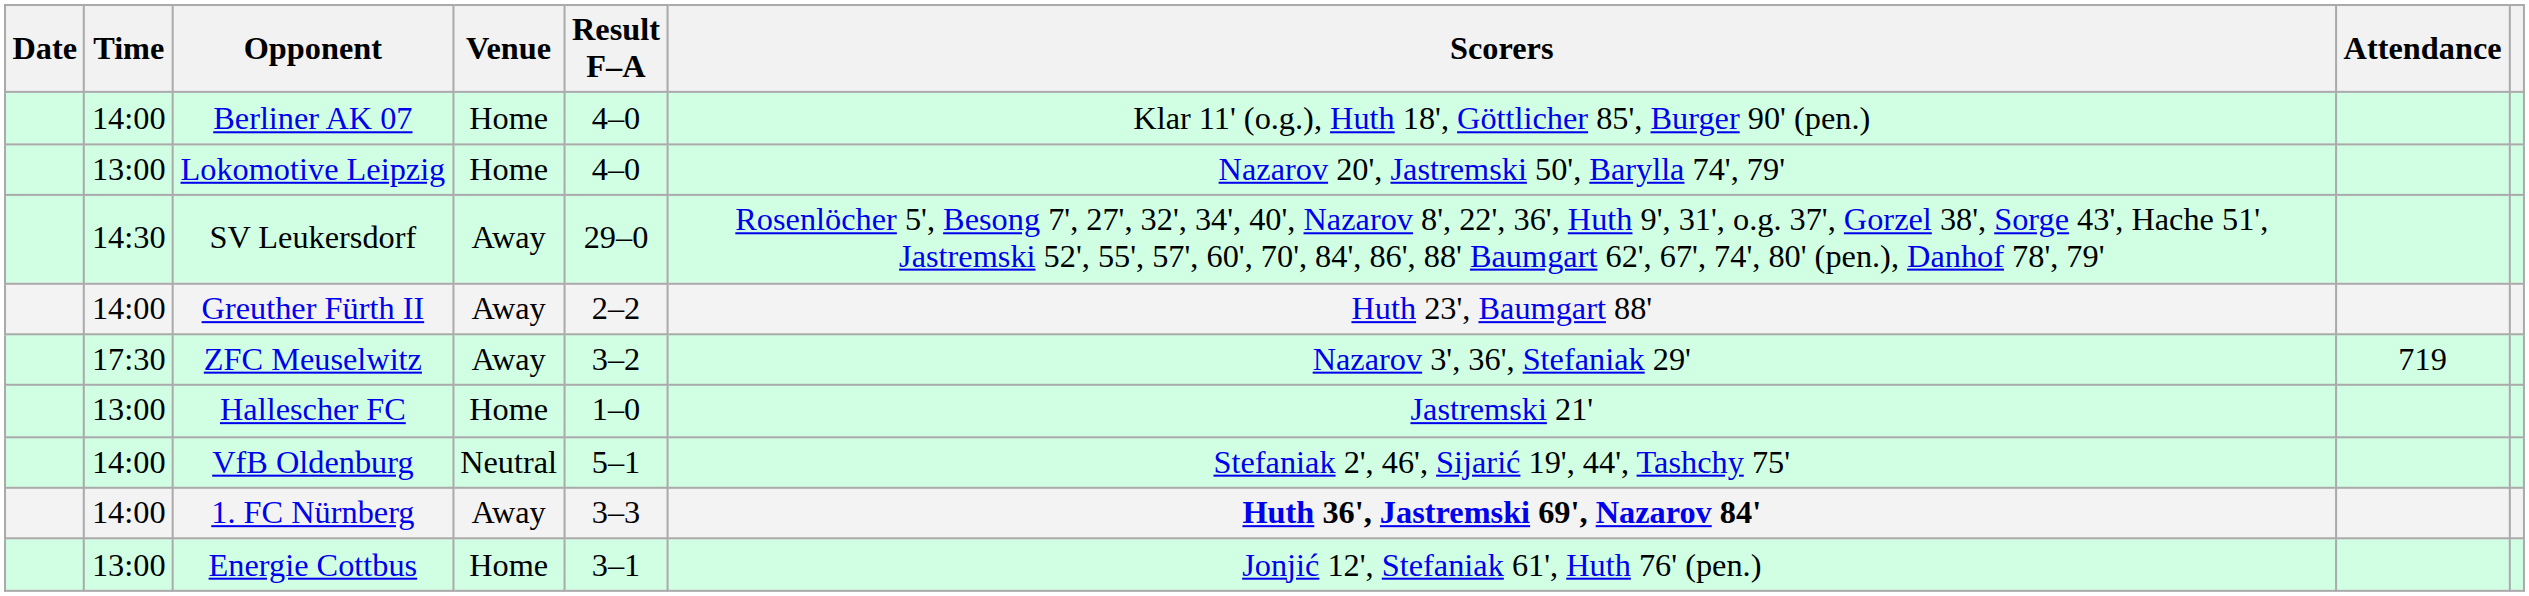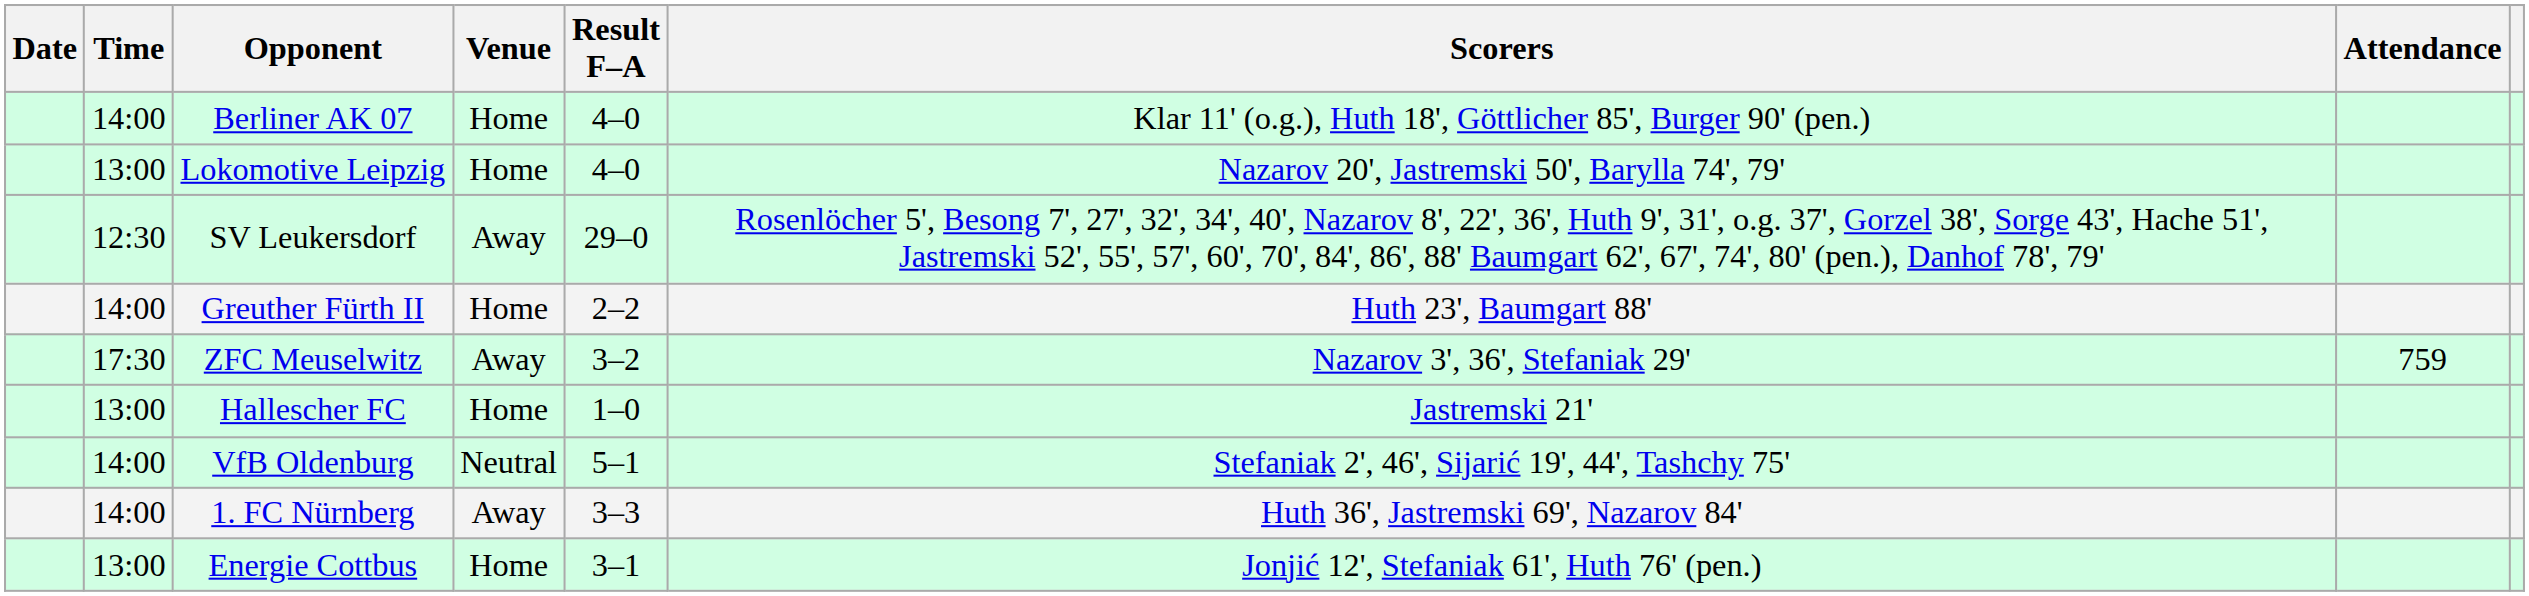(129, 238) 14:30 -> (129, 238) 12:30
(509, 307) Away -> (509, 307) Home
(2423, 359) 719 -> (2423, 359) 759
(1502, 512) bold -> (1502, 512) normal
